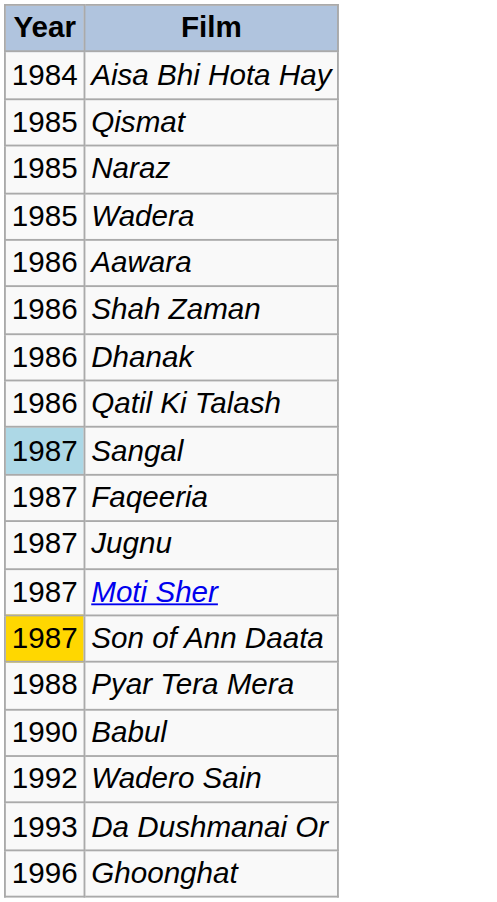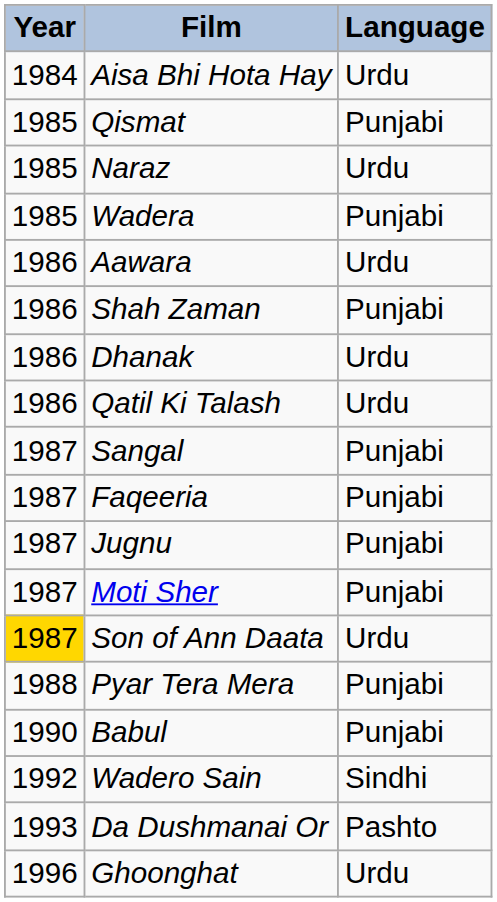+ column: (415, 27)
(45, 450) lightblue background -> (45, 450) no background
